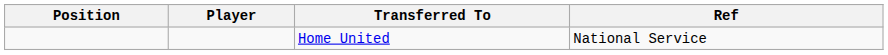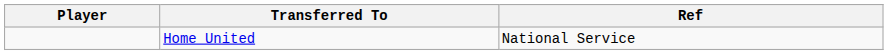- column: (86, 16)
